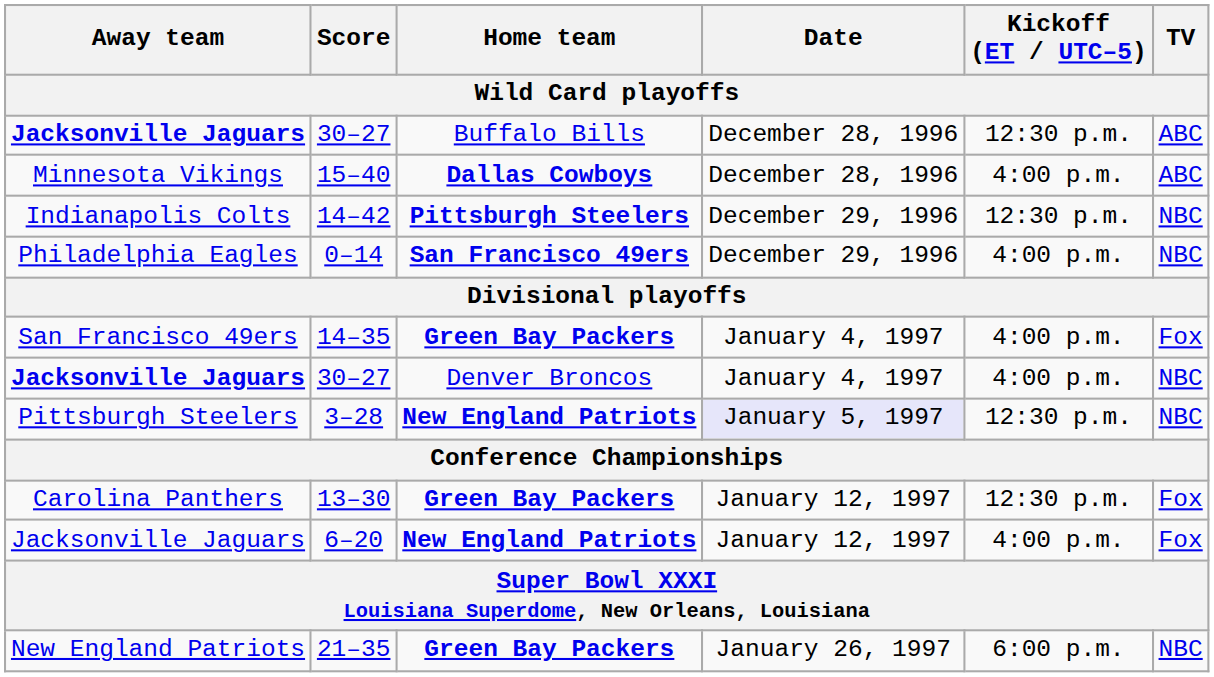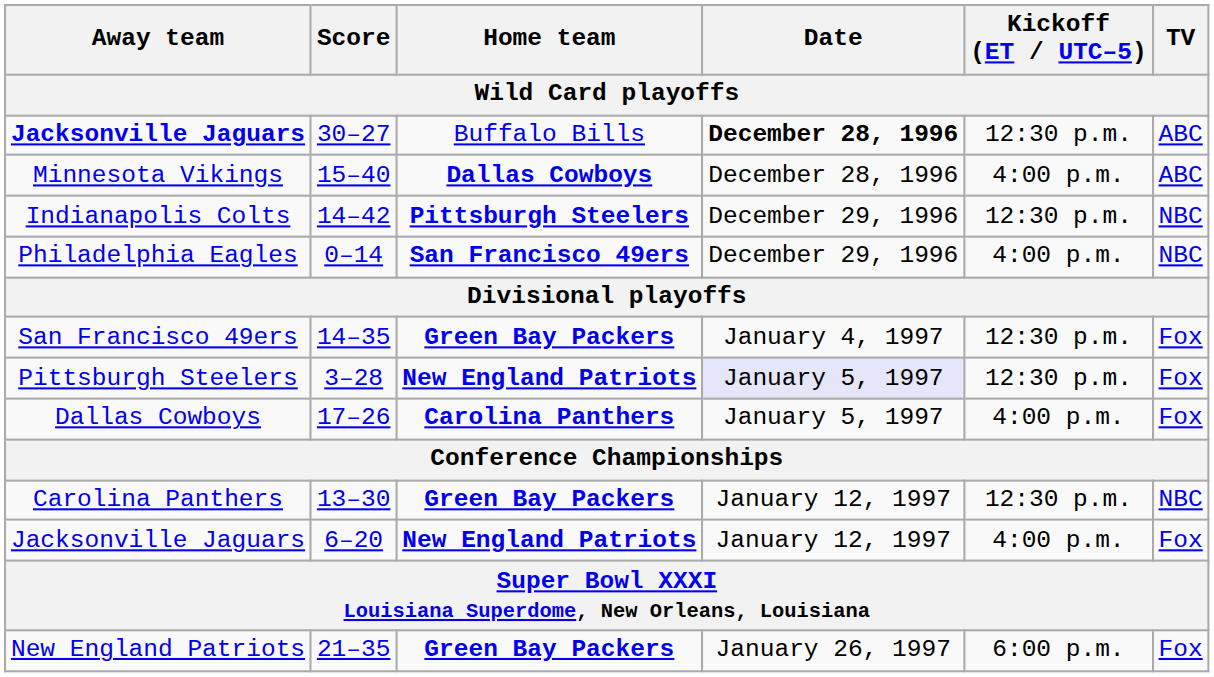(833, 135) normal -> (833, 135) bold
(1058, 338) 4:00 p.m. -> (1058, 338) 12:30 p.m.
- row: (354, 378)
(1181, 419) NBC -> (1181, 378) Fox
+ row: (354, 419)
(1181, 500) Fox -> (1181, 500) NBC
(1181, 650) NBC -> (1181, 650) Fox
